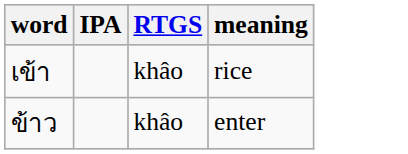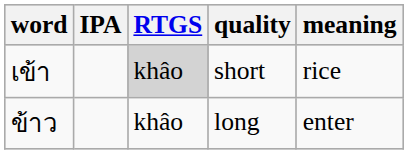+ column: (252, 24)
(158, 70) no background -> (158, 70) lightgrey background
